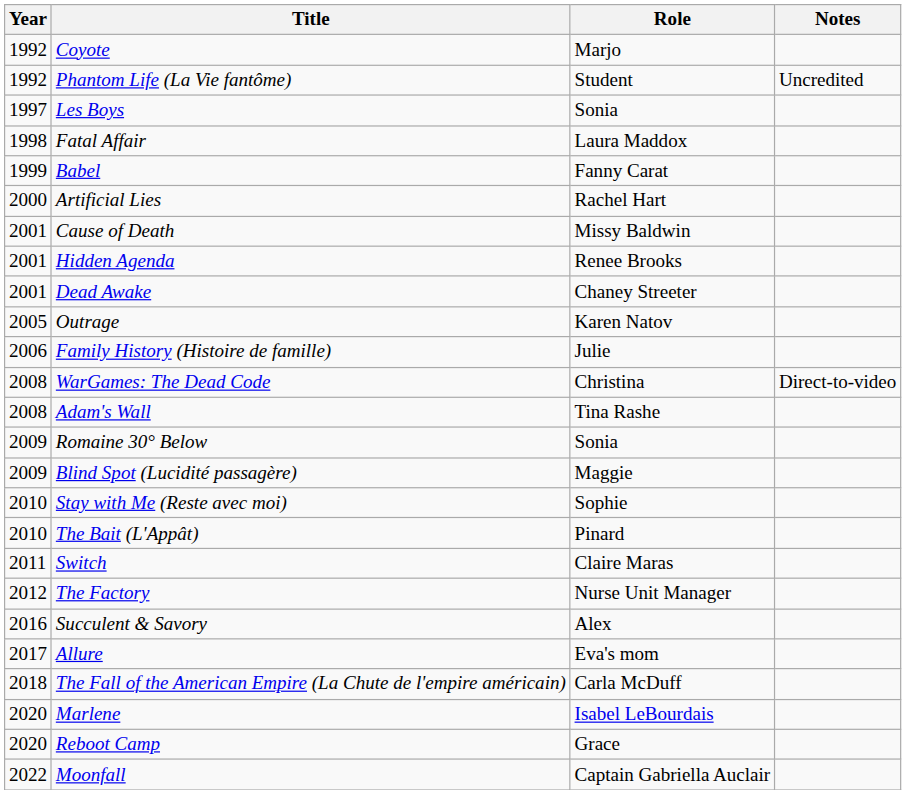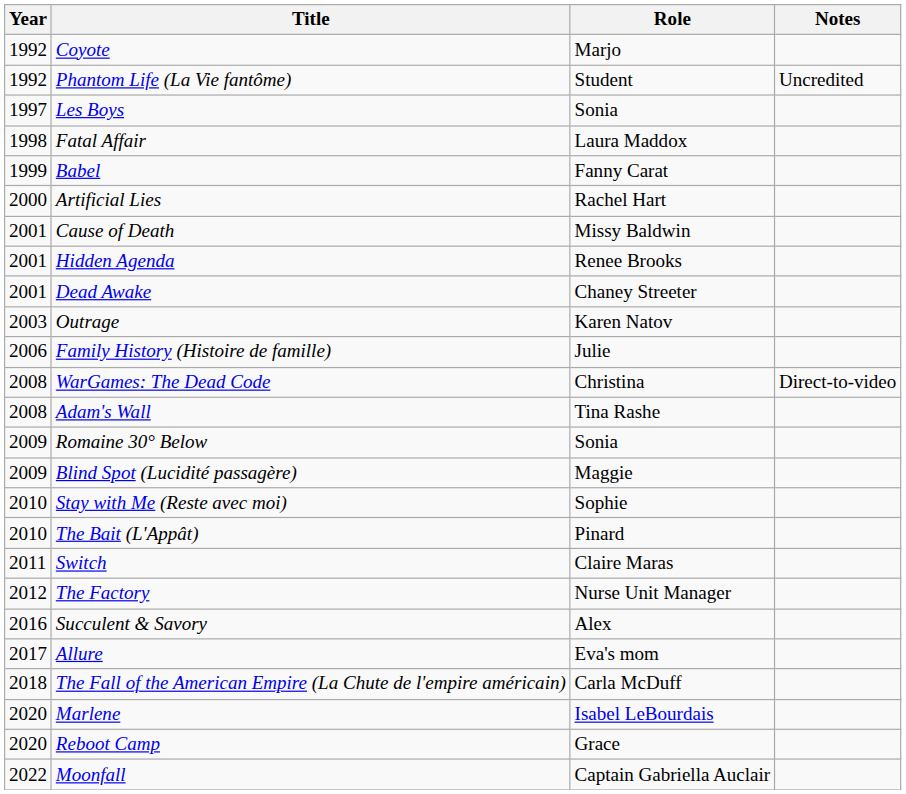(28, 321) 2005 -> (28, 321) 2003
